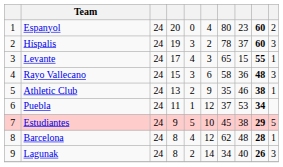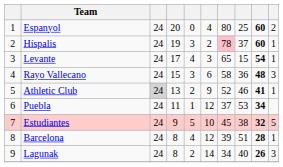(243, 28) 23 -> (243, 28) 25
(226, 43) no background -> (226, 43) pink background
(273, 43) 3 -> (273, 43) 1
(260, 59) 55 -> (260, 59) 54
(158, 91) no background -> (158, 91) lightgrey background
(226, 91) 35 -> (226, 91) 52
(260, 91) 38 -> (260, 91) 41
(260, 122) 29 -> (260, 122) 32
(226, 138) 62 -> (226, 138) 39
(243, 138) 48 -> (243, 138) 51
